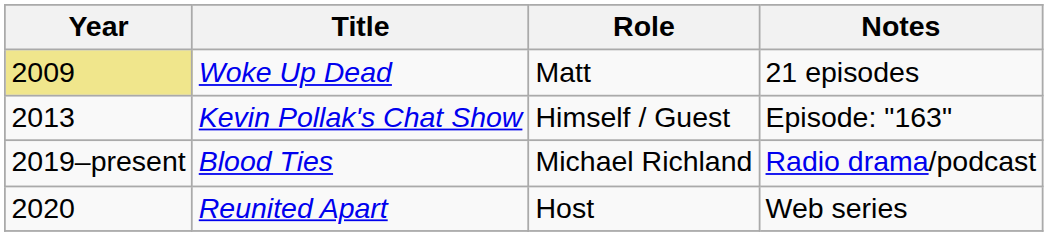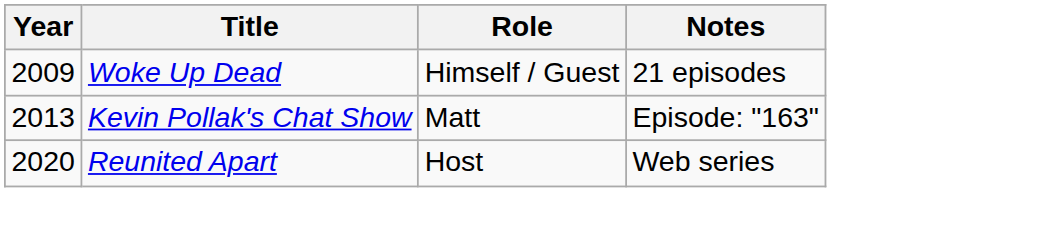(43, 72) khaki background -> (43, 72) no background
(563, 72) Matt -> (522, 72) Himself / Guest
(633, 117) Himself / Guest -> (452, 117) Matt
- row: (266, 162)
